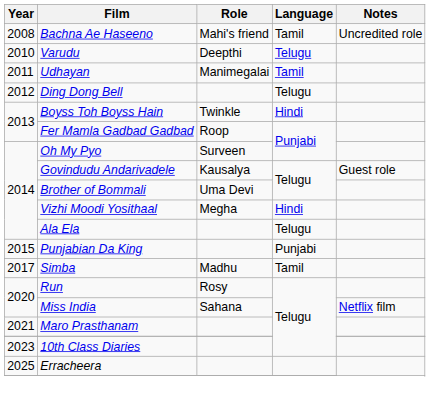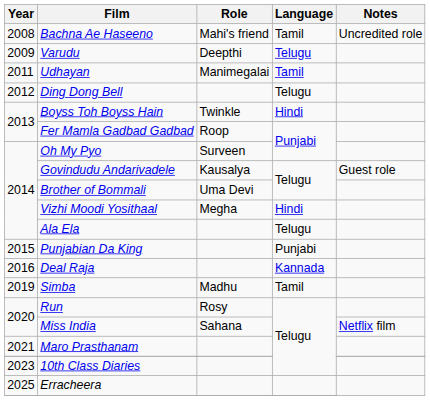(21, 53) 2010 -> (21, 53) 2009
+ row: (67, 268)
(21, 268) 2017 -> (21, 287) 2019
